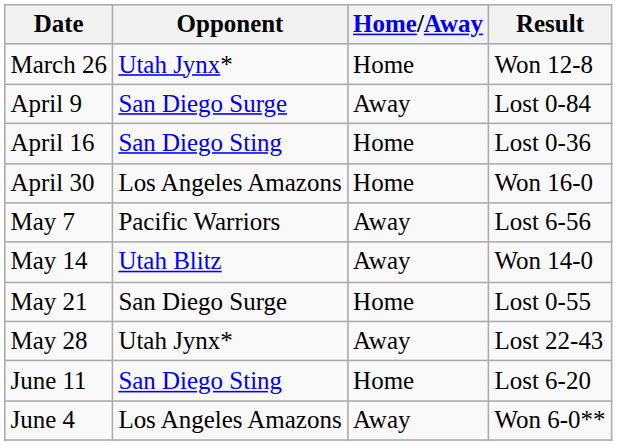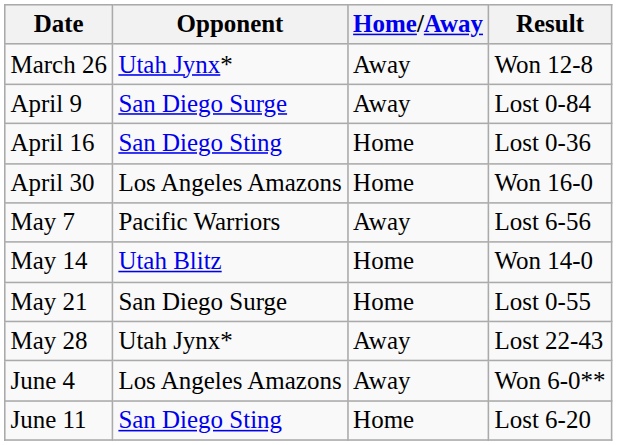(384, 63) Home -> (382, 63) Away
(382, 261) Away -> (384, 261) Home
rows swapped: (43, 420) <-> (49, 380)
